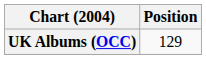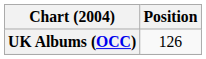(170, 41) 129 -> (170, 41) 126
